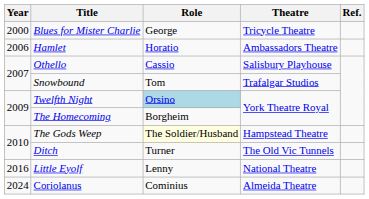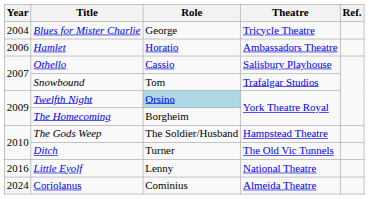(18, 30) 2000 -> (18, 30) 2004
(192, 133) lightyellow background -> (192, 133) no background
